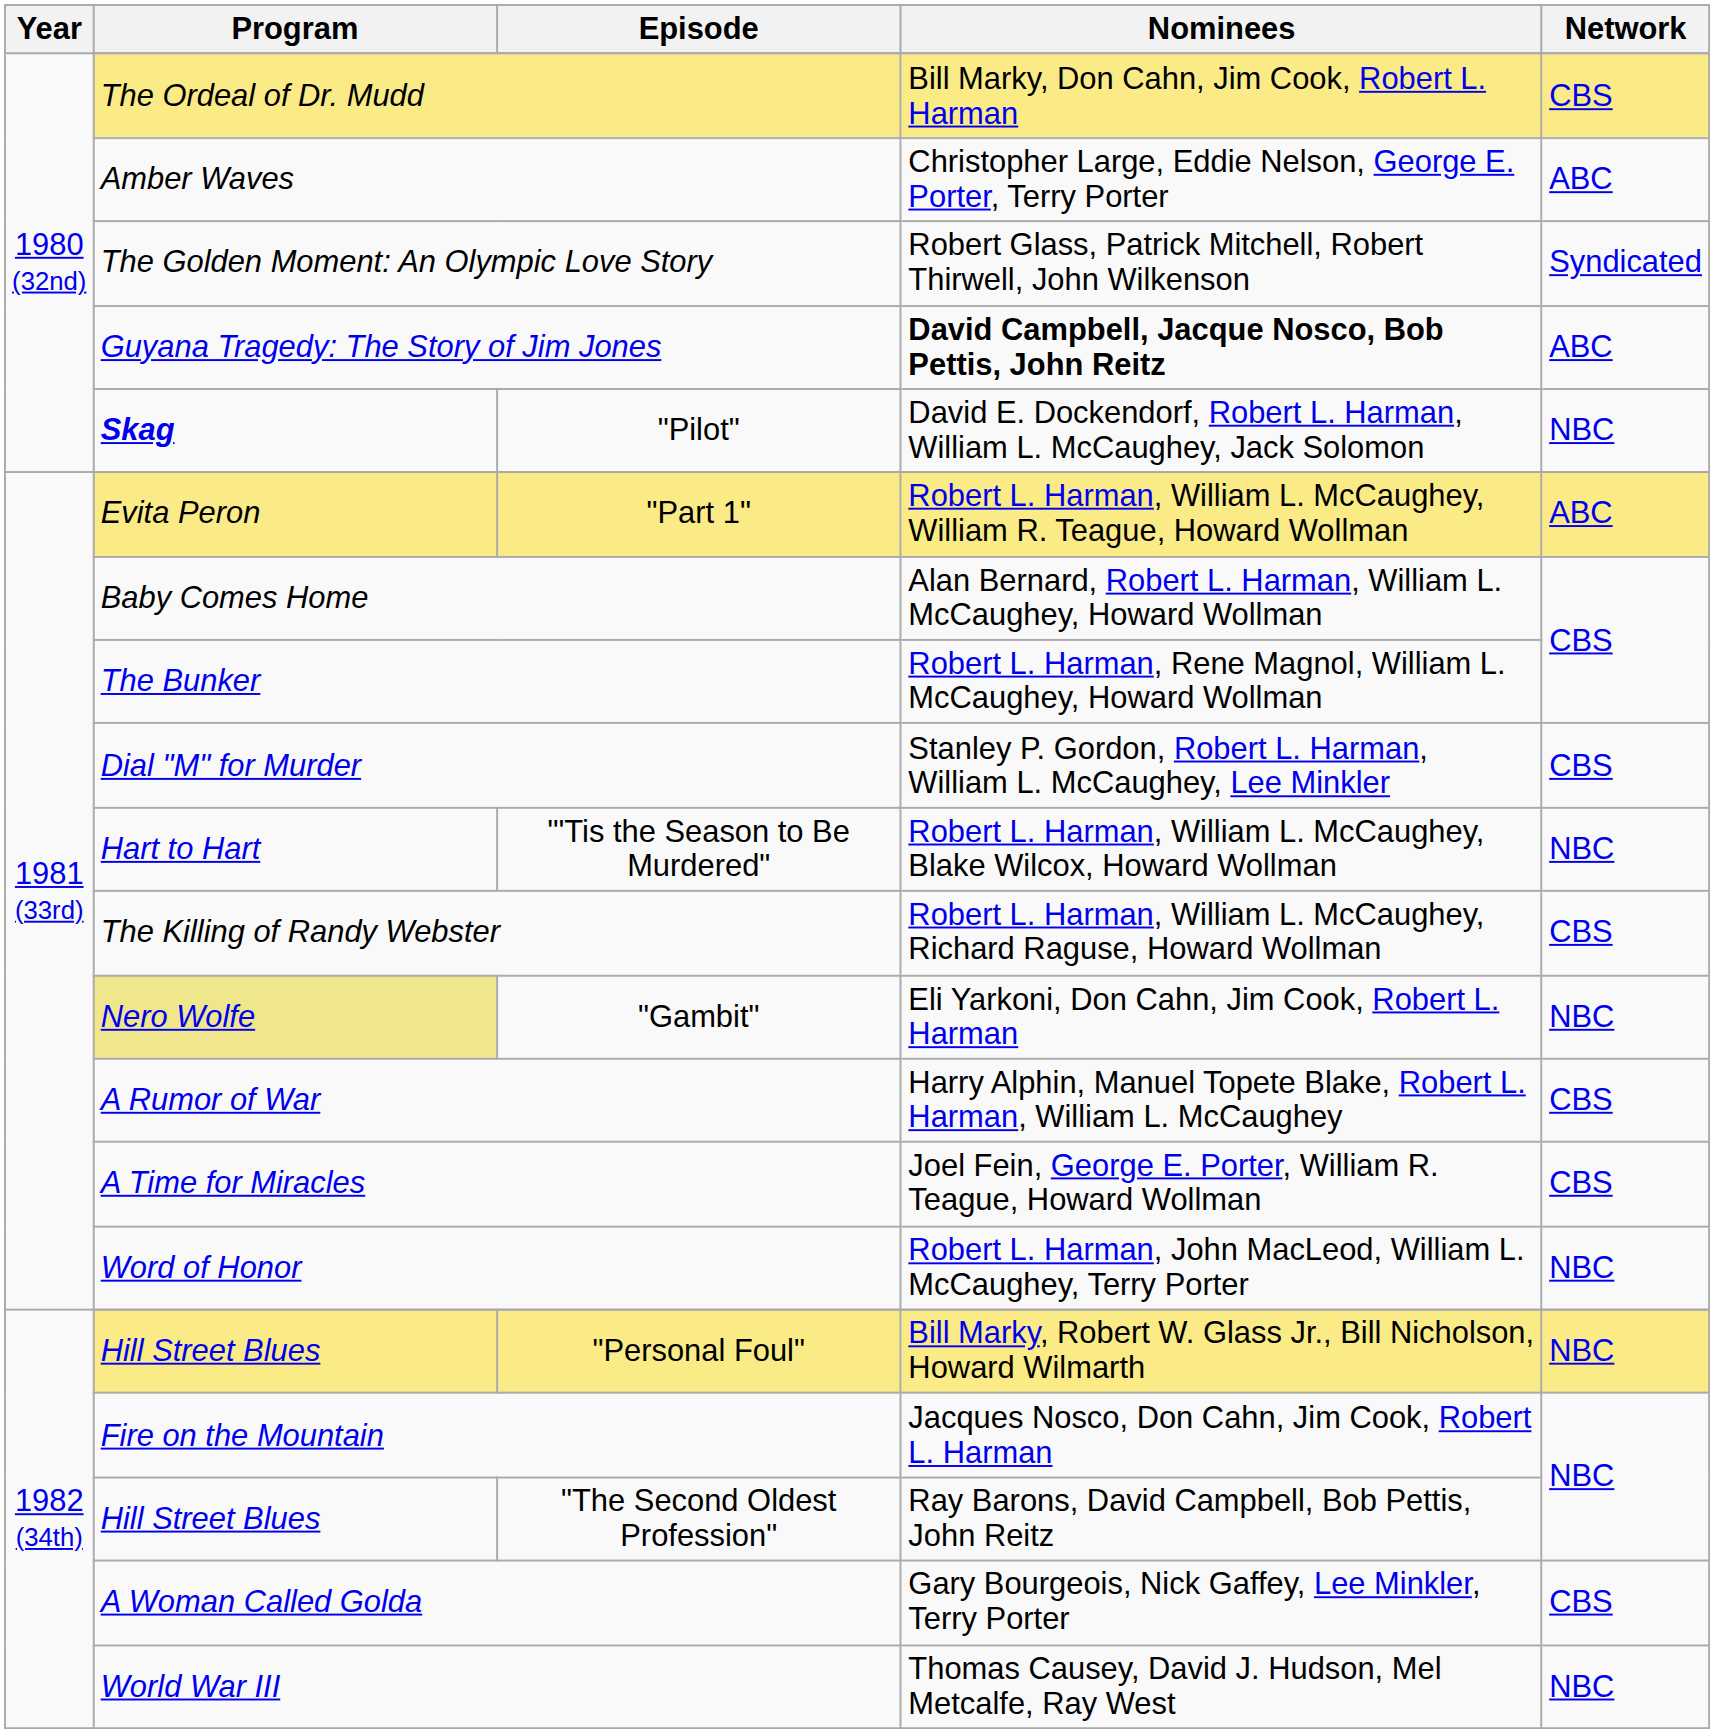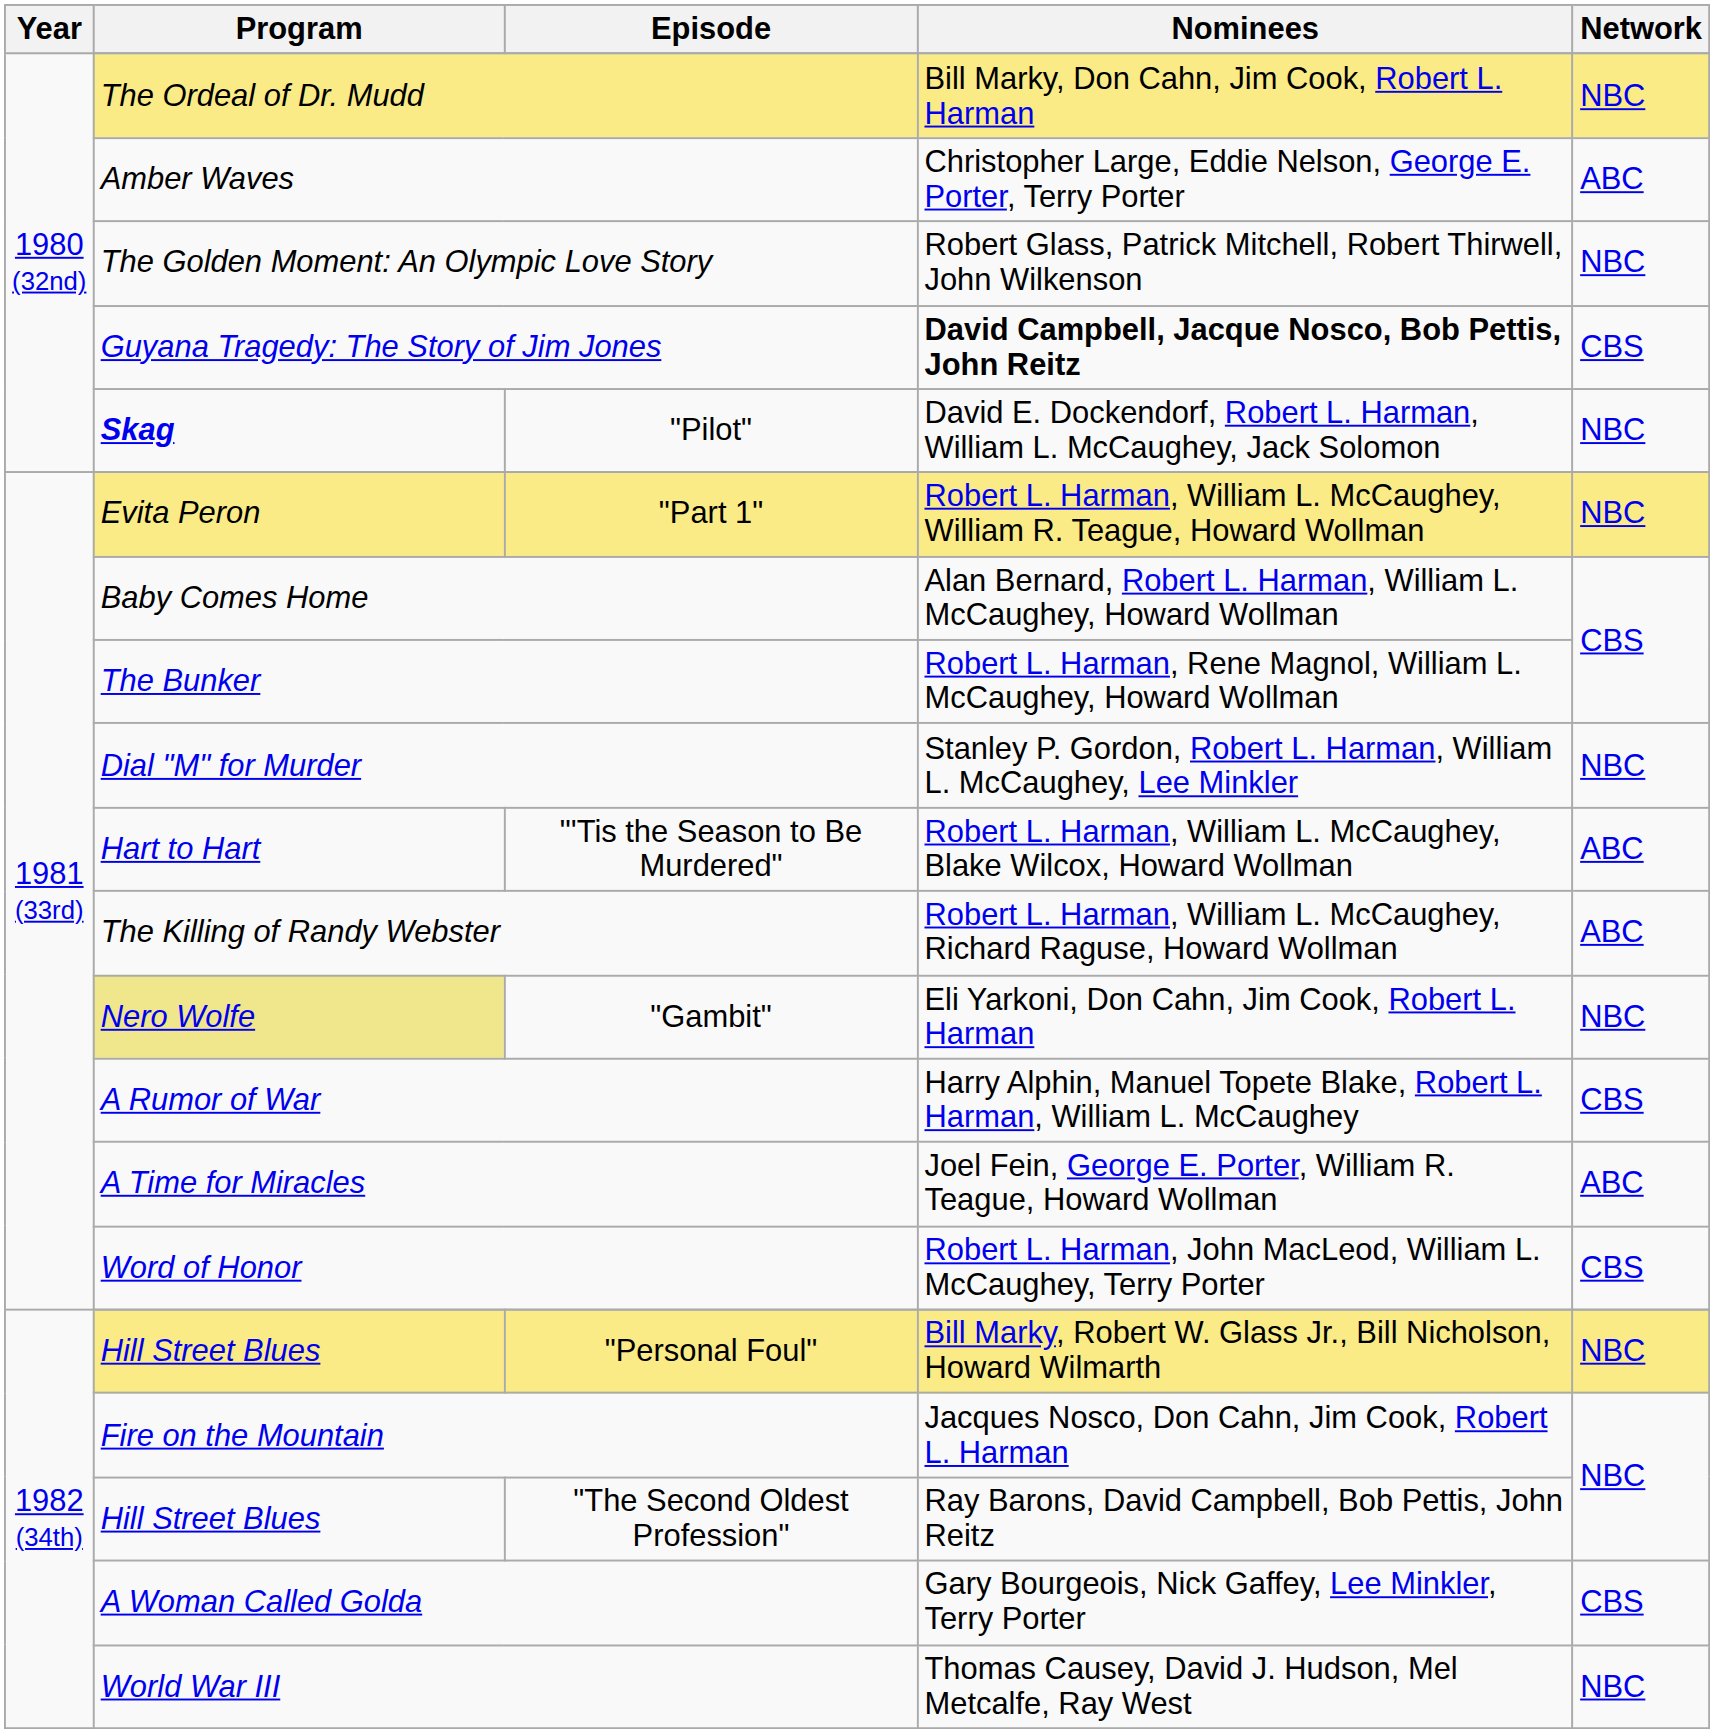(1581, 95) CBS -> (1613, 95) NBC
(1626, 262) Syndicated -> (1613, 262) NBC
(1581, 346) ABC -> (1612, 346) CBS
(1581, 513) ABC -> (1613, 513) NBC
(1581, 765) CBS -> (1613, 765) NBC
(1582, 848) NBC -> (1612, 848) ABC
(1581, 932) CBS -> (1612, 932) ABC
(1581, 1183) CBS -> (1612, 1183) ABC
(1582, 1267) NBC -> (1612, 1267) CBS
